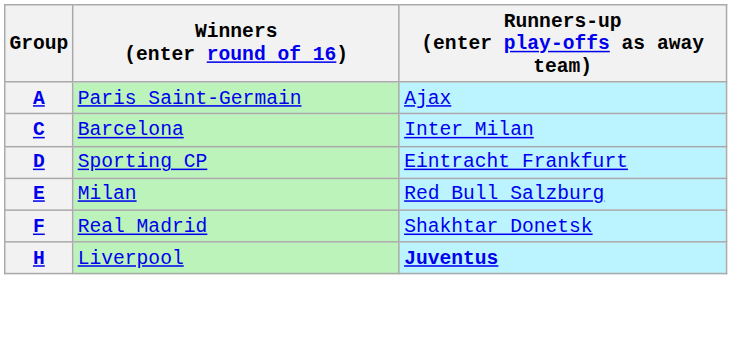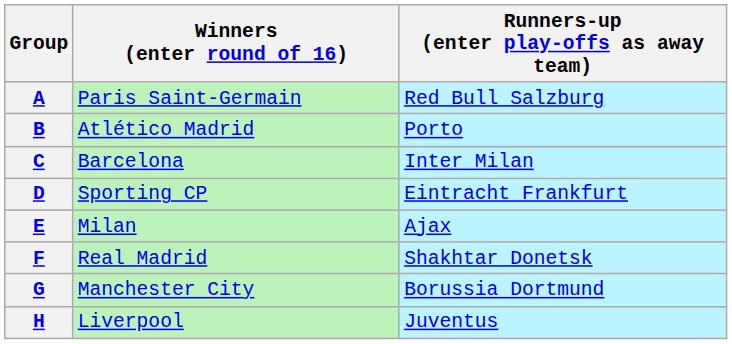(428, 98) Ajax -> (504, 98) Red Bull Salzburg
+ row: (39, 130)
(504, 194) Red Bull Salzburg -> (428, 226) Ajax
+ row: (39, 290)
(451, 258) bold -> (451, 322) normal
